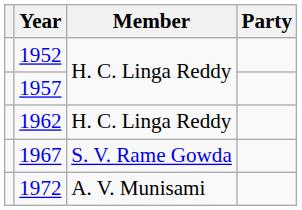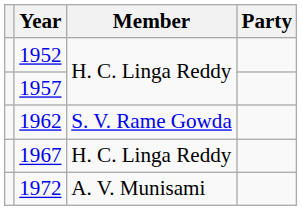(151, 121) H. C. Linga Reddy -> (152, 121) S. V. Rame Gowda
(152, 155) S. V. Rame Gowda -> (151, 155) H. C. Linga Reddy
